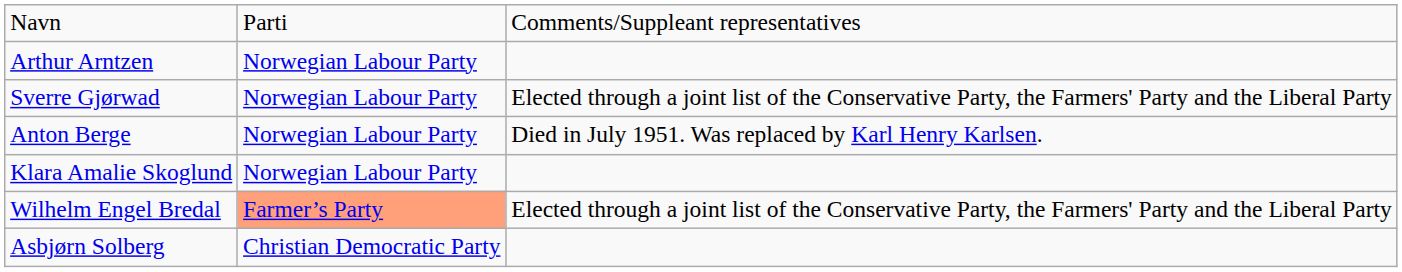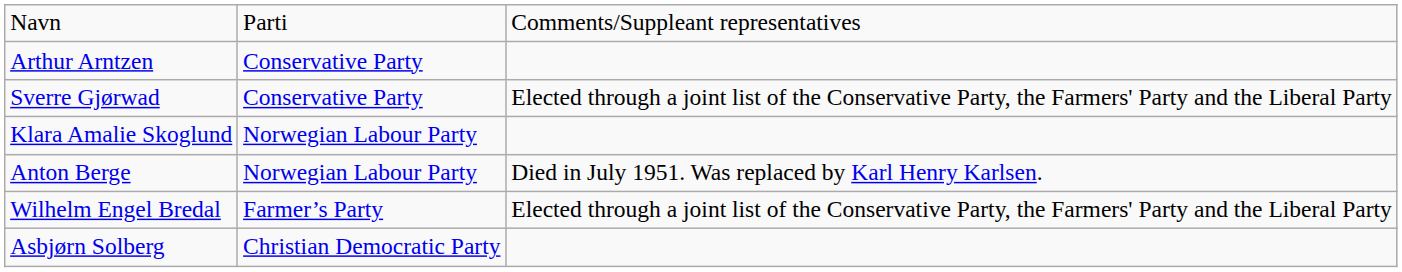(360, 60) Norwegian Labour Party -> (333, 60) Conservative Party
(360, 97) Norwegian Labour Party -> (333, 97) Conservative Party
rows swapped: (121, 172) <-> (70, 135)
(313, 209) lightsalmon background -> (313, 209) no background
